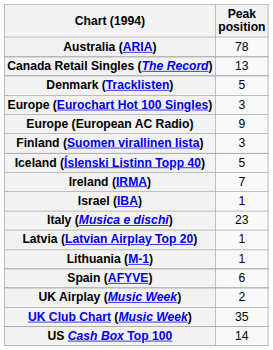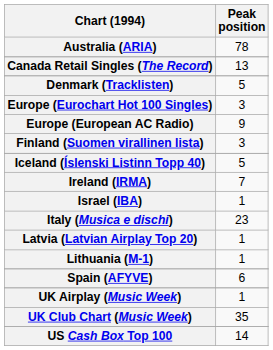(242, 297) 2 -> (242, 297) 1
